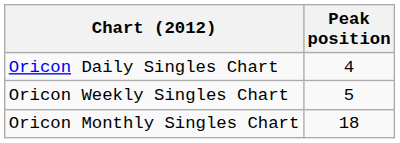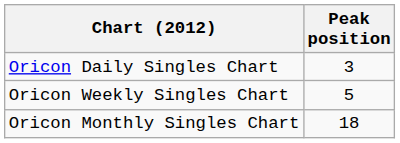(349, 67) 4 -> (349, 67) 3
